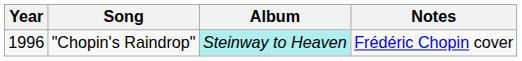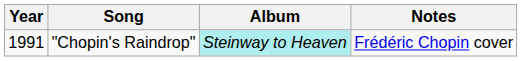(26, 42) 1996 -> (26, 42) 1991
